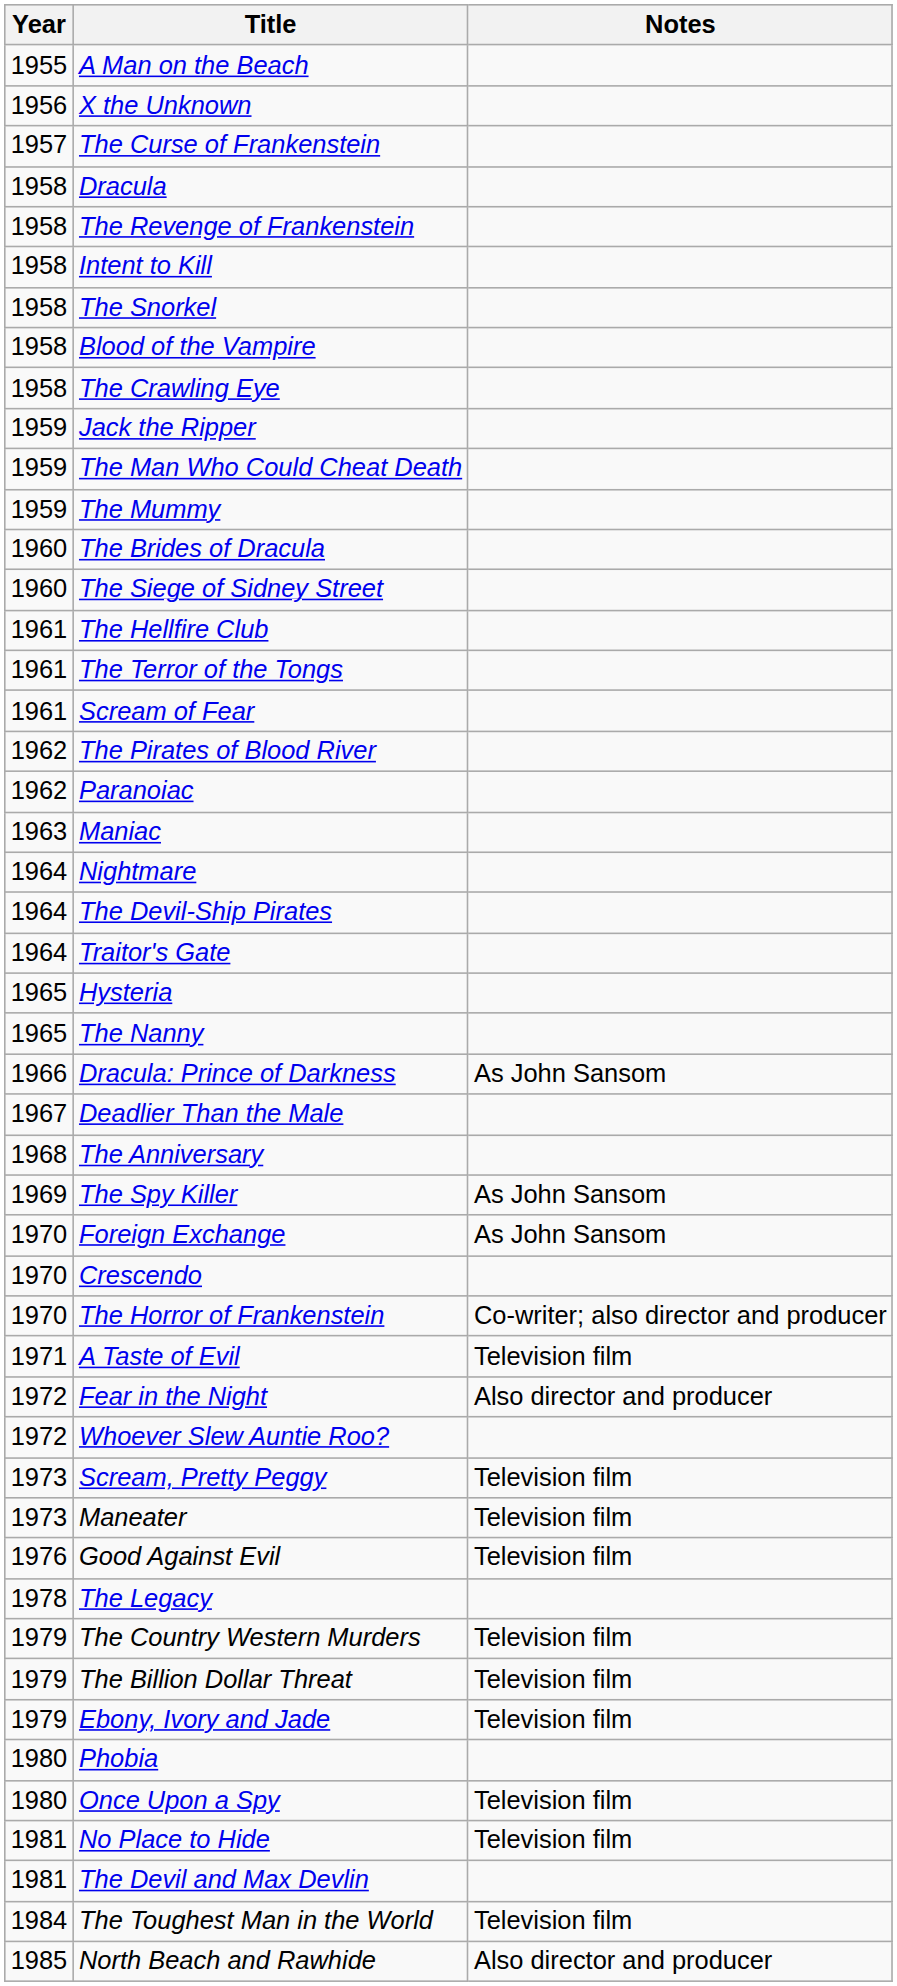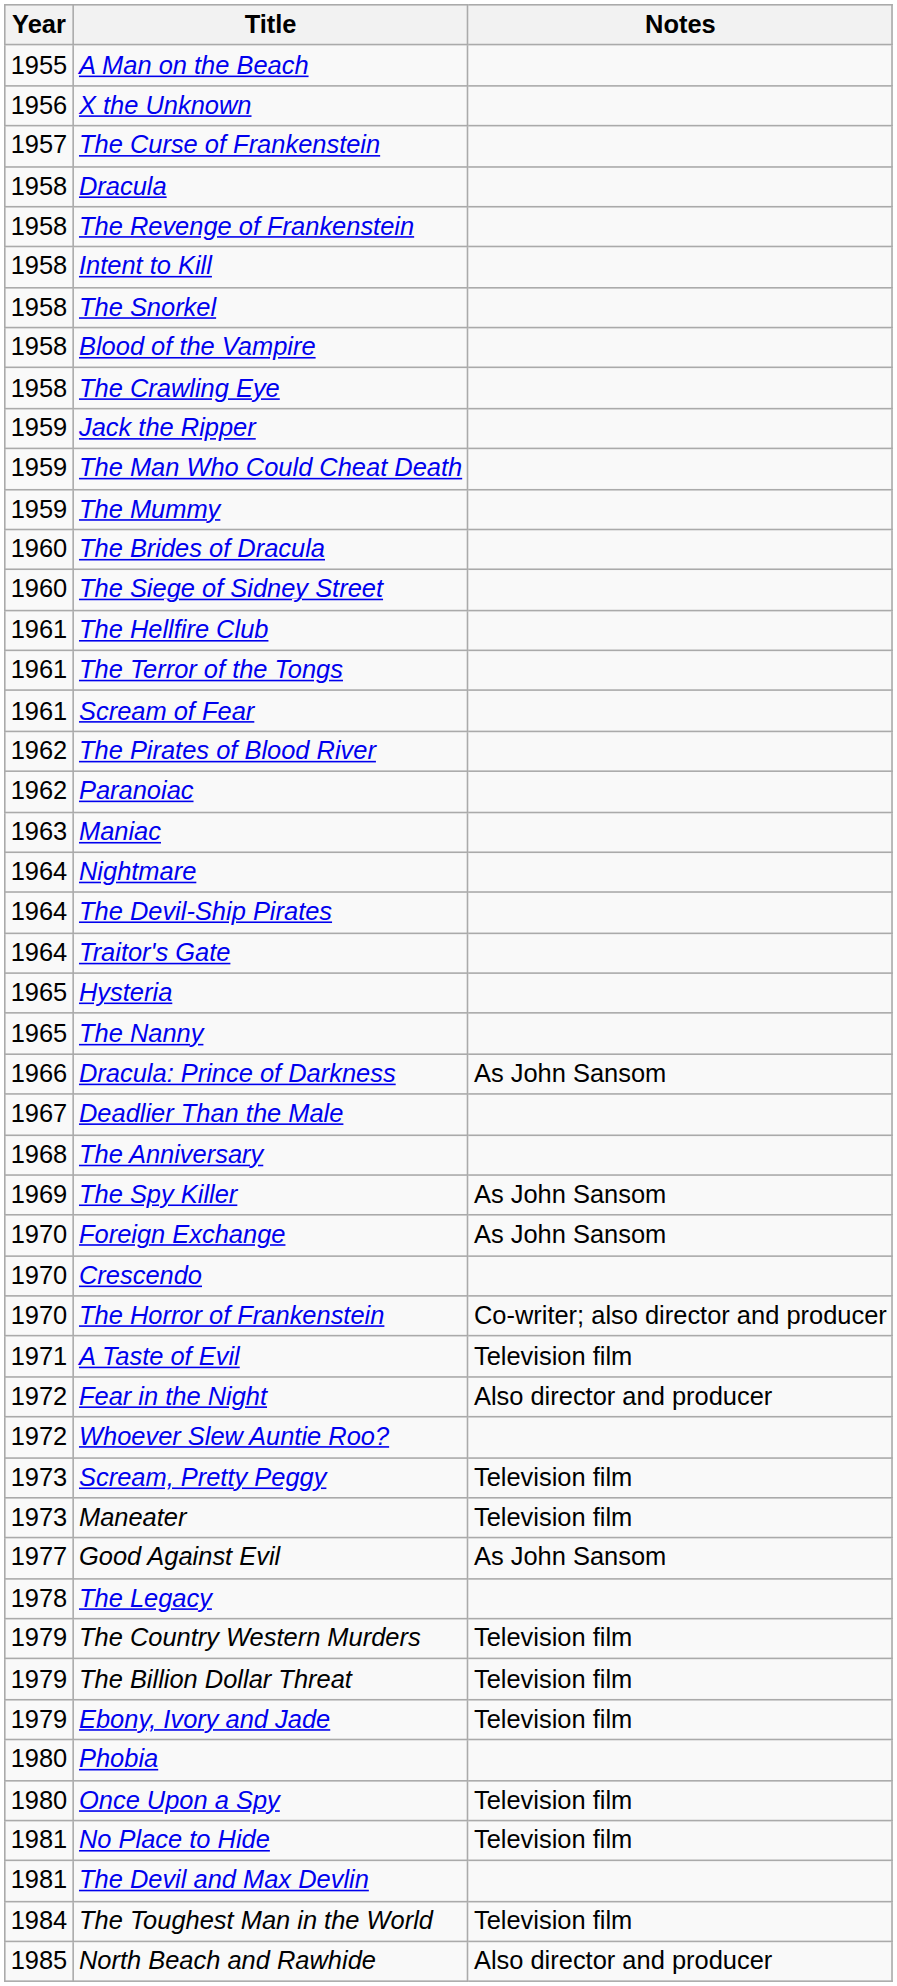(39, 1557) 1976 -> (39, 1557) 1977
(553, 1557) Television film -> (570, 1557) As John Sansom
